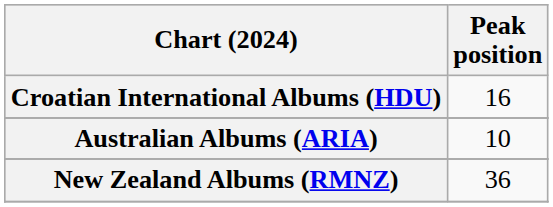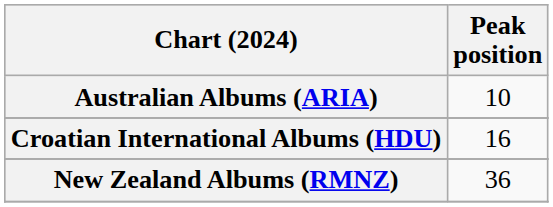rows swapped: (226, 138) <-> (226, 96)
